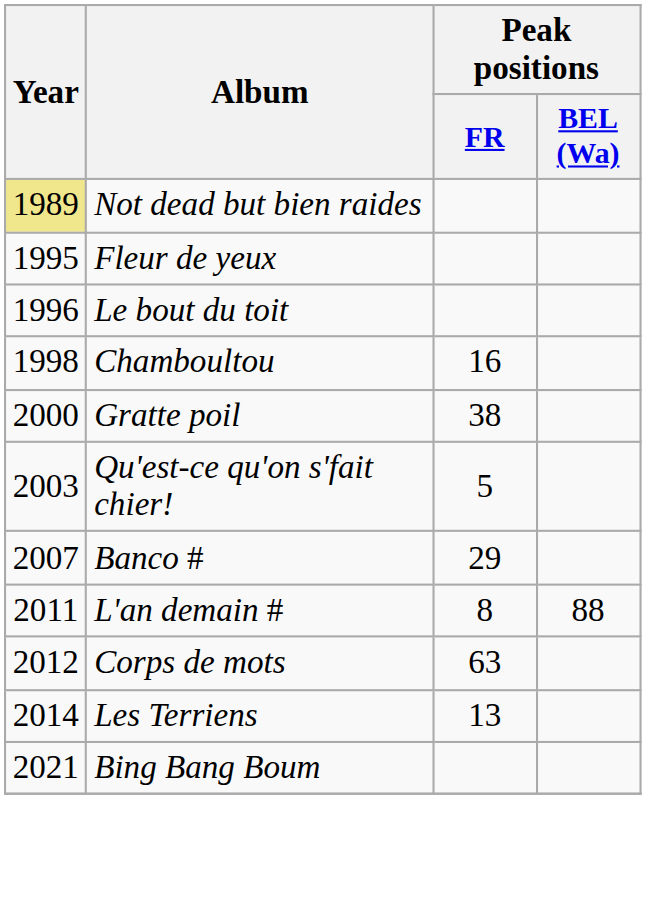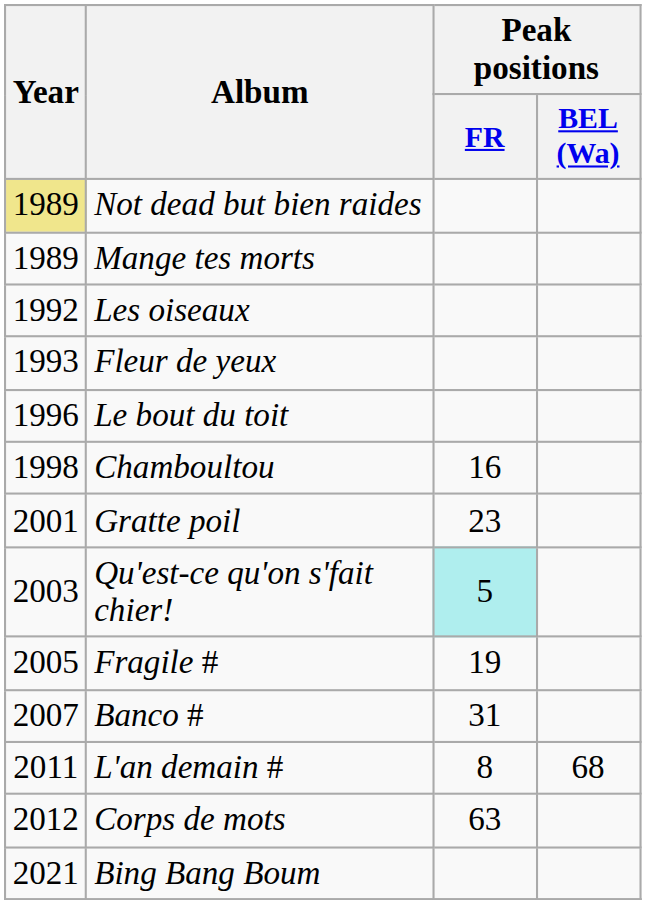+ row: (205, 257)
+ row: (172, 309)
(46, 257) 1995 -> (46, 362) 1993
(46, 415) 2000 -> (46, 520) 2001
(485, 415) 38 -> (485, 520) 23
(485, 486) no background -> (485, 591) paleturquoise background
+ row: (156, 662)
(485, 557) 29 -> (485, 714) 31
(588, 609) 88 -> (588, 767) 68
- row: (176, 714)
